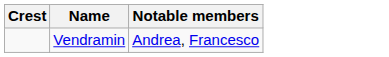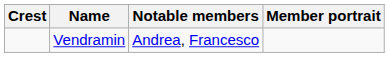+ column: (323, 16)
